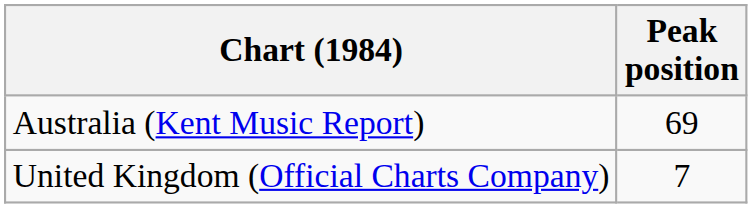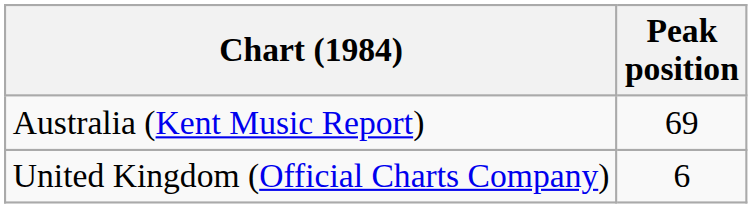(682, 175) 7 -> (682, 175) 6
